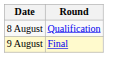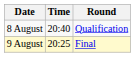+ column: (59, 12)
